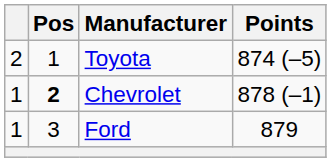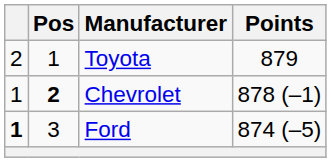(279, 58) 874 (–5) -> (279, 58) 879
(16, 130) normal -> (16, 130) bold
(279, 130) 879 -> (279, 130) 874 (–5)
